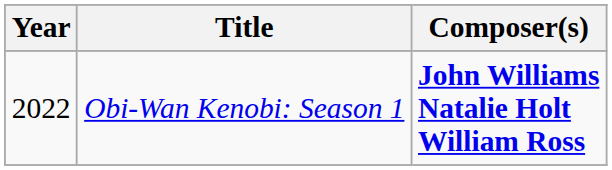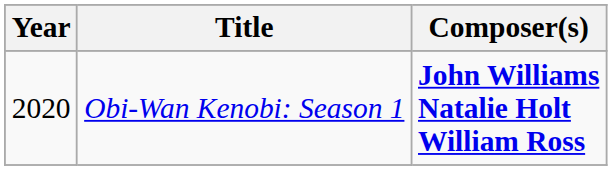(41, 107) 2022 -> (41, 107) 2020
